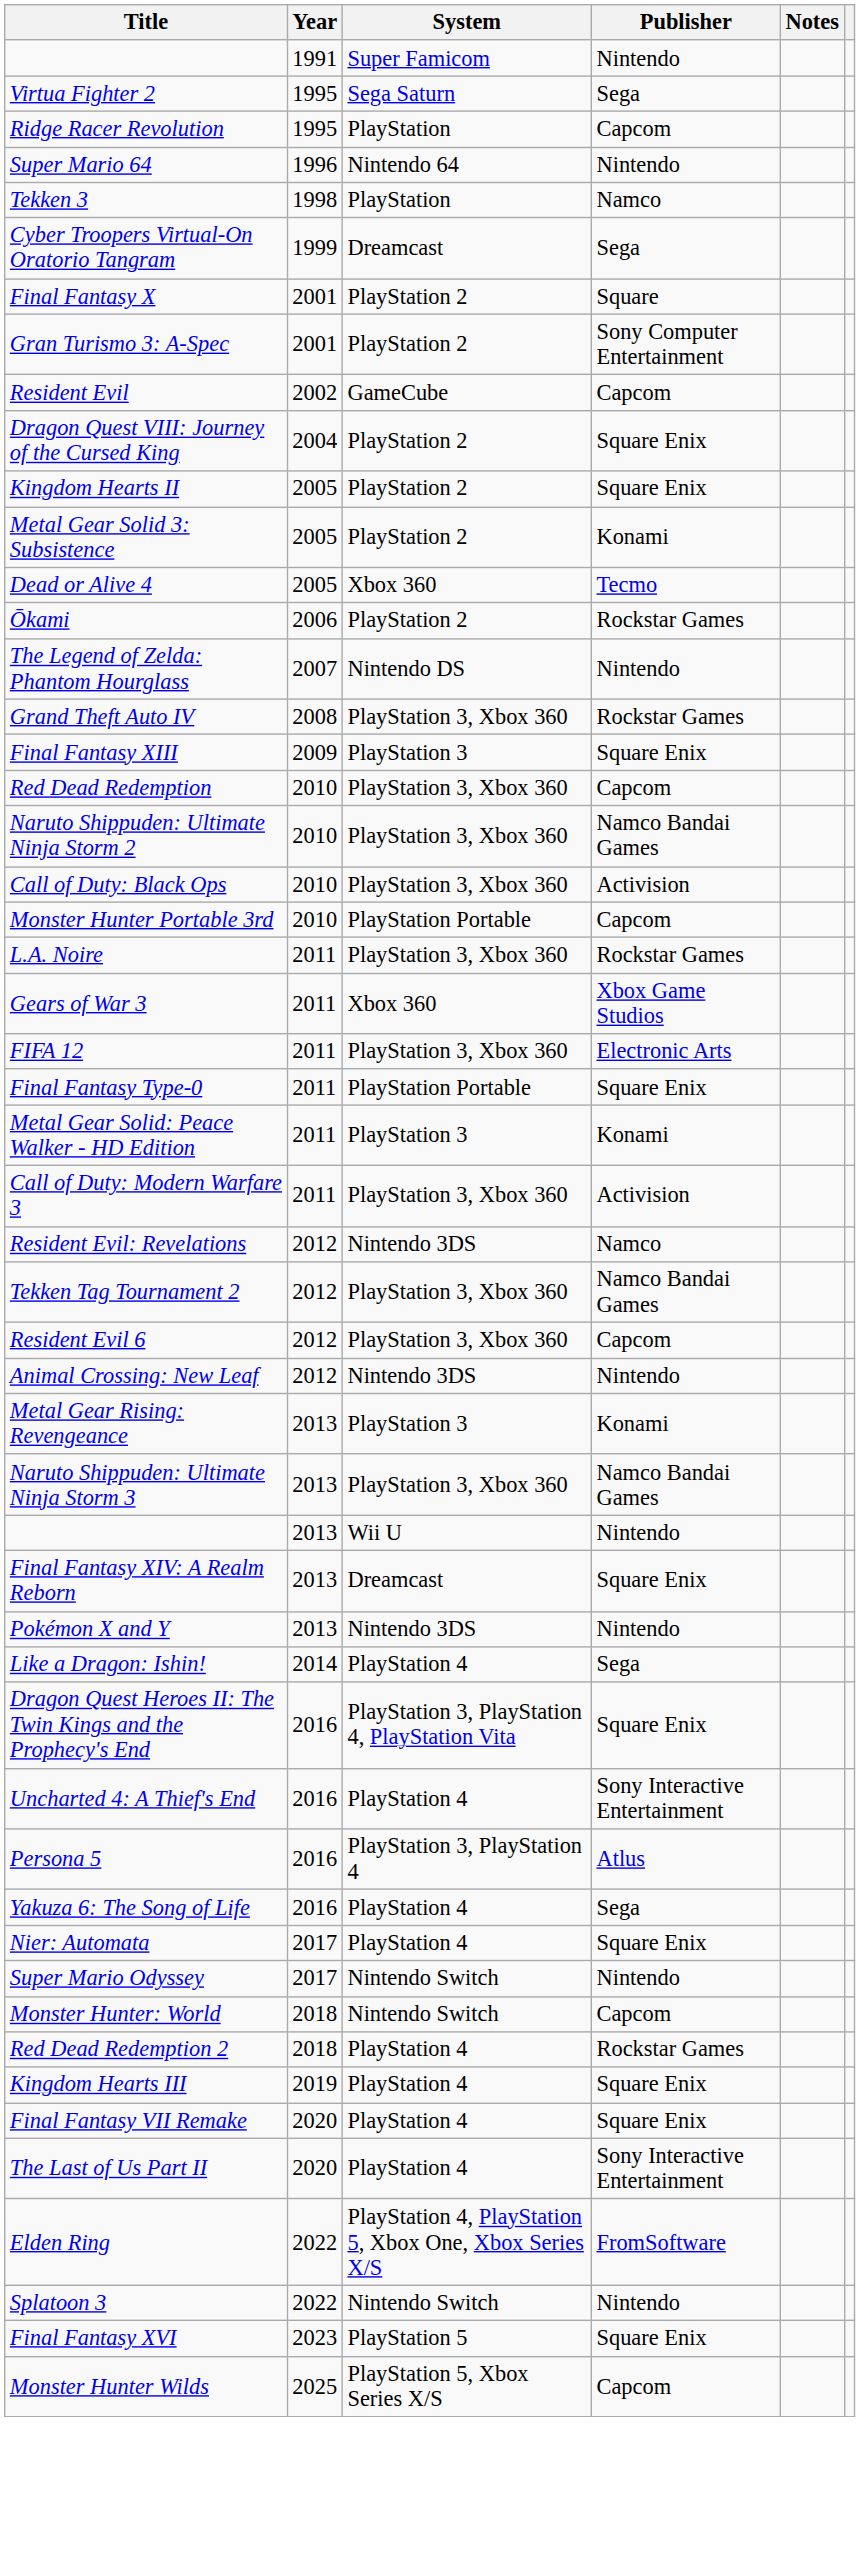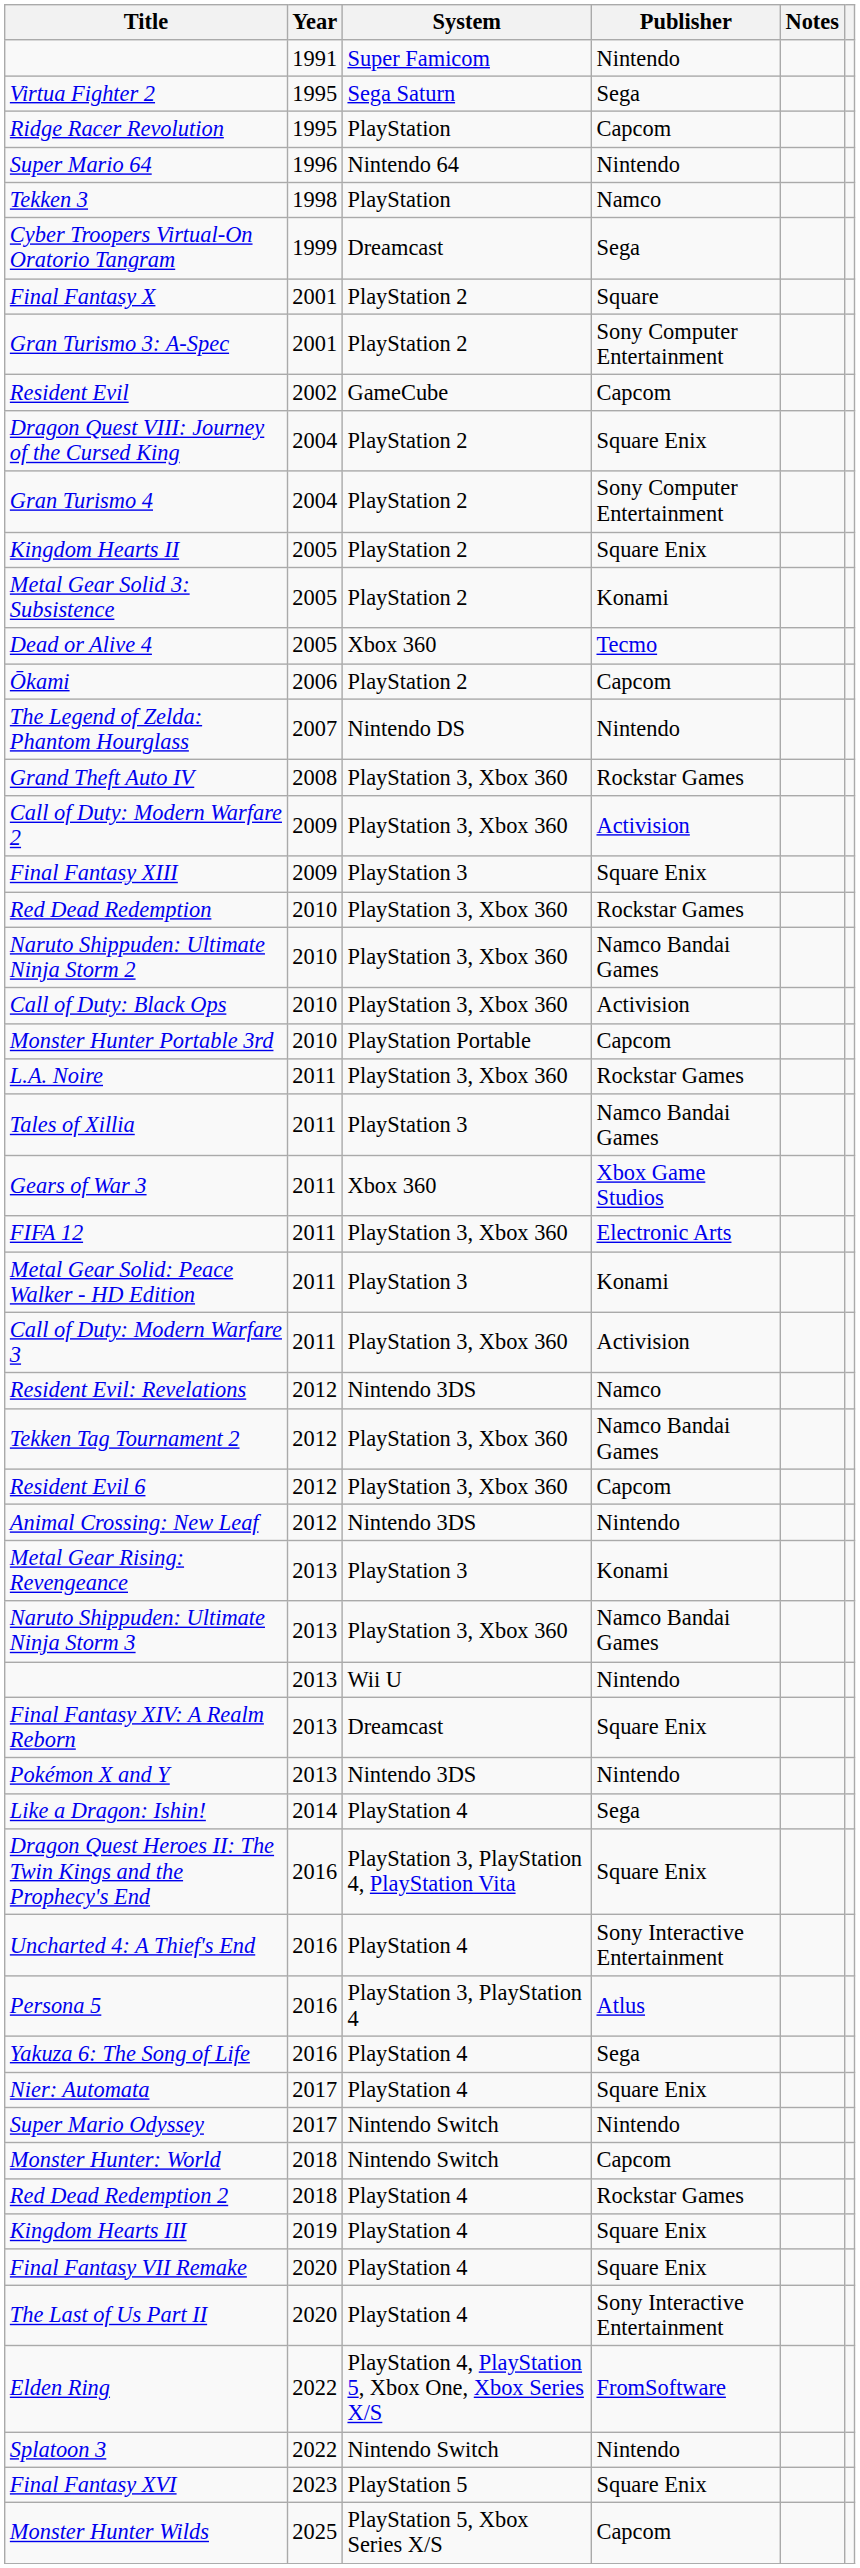+ row: (81, 501)
(670, 620) Rockstar Games -> (634, 681) Capcom
+ row: (146, 825)
(634, 787) Capcom -> (670, 909) Rockstar Games
+ row: (72, 1124)
- row: (106, 1086)
